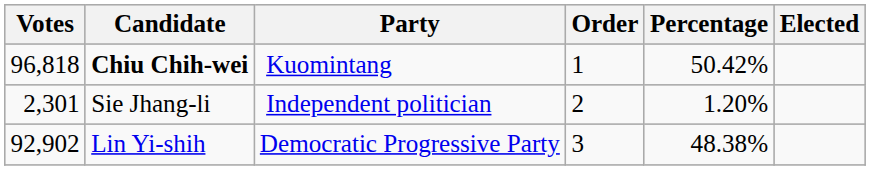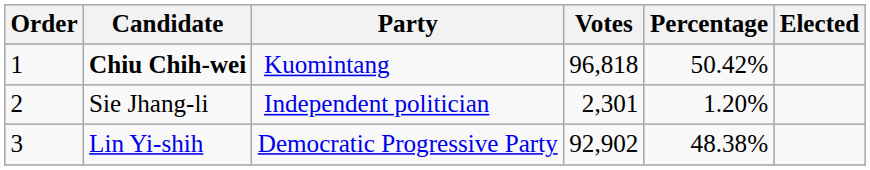columns swapped: (605, 24) <-> (45, 24)
